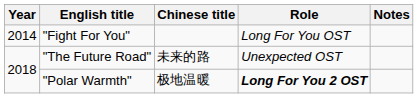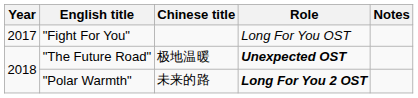(22, 35) 2014 -> (22, 35) 2017
(183, 57) 未来的路 -> (183, 57) 极地温暖
(292, 57) normal -> (294, 57) bold
(183, 80) 极地温暖 -> (183, 80) 未来的路
